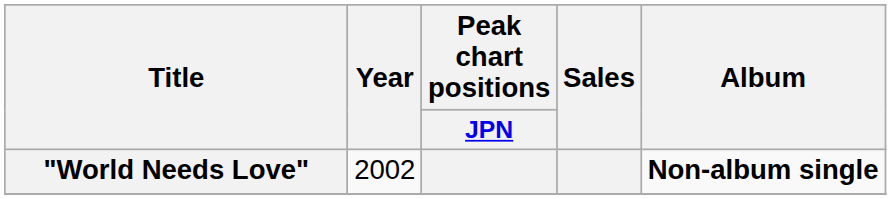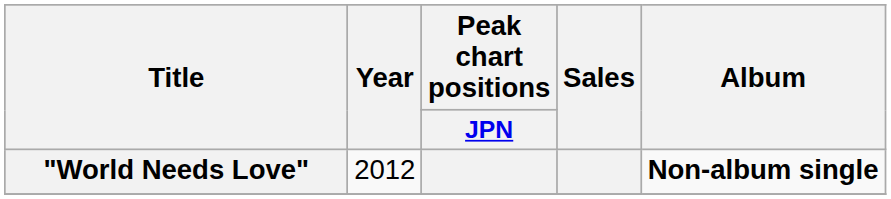(385, 171) 2002 -> (385, 171) 2012
